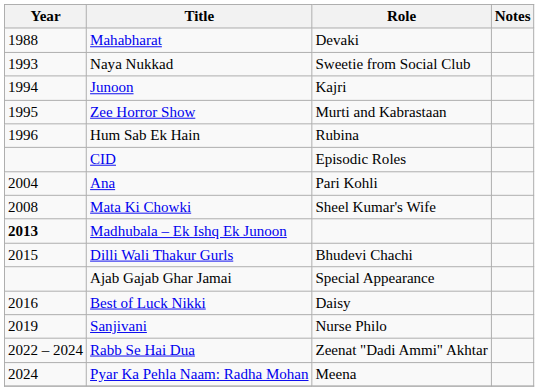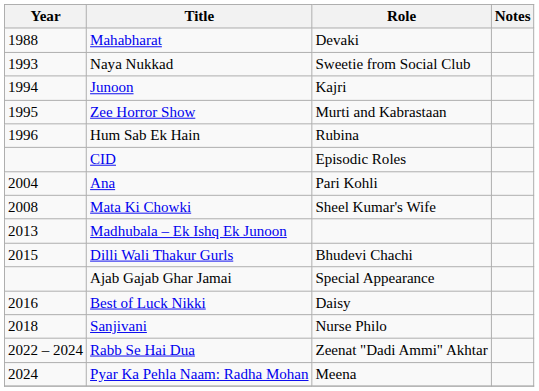(23, 231) bold -> (23, 231) normal
(23, 326) 2019 -> (23, 326) 2018
